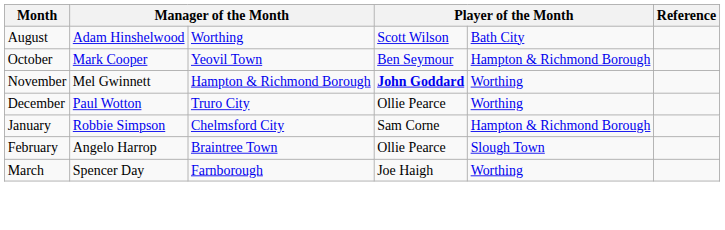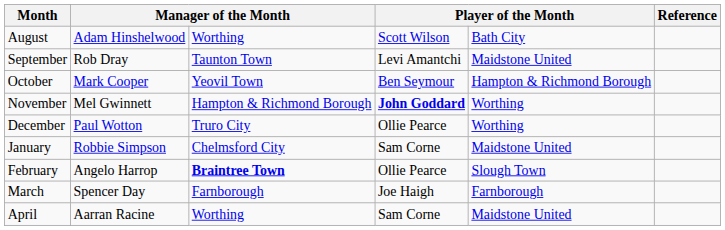+ row: (37, 59)
(561, 125) Hampton & Richmond Borough -> (521, 147) Maidstone United
(234, 147) normal -> (238, 170) bold
(497, 170) Worthing -> (507, 192) Farnborough
+ row: (22, 214)
